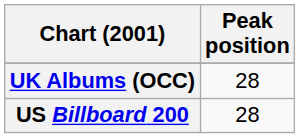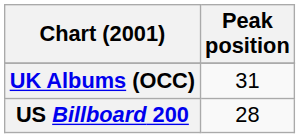(247, 80) 28 -> (247, 80) 31
